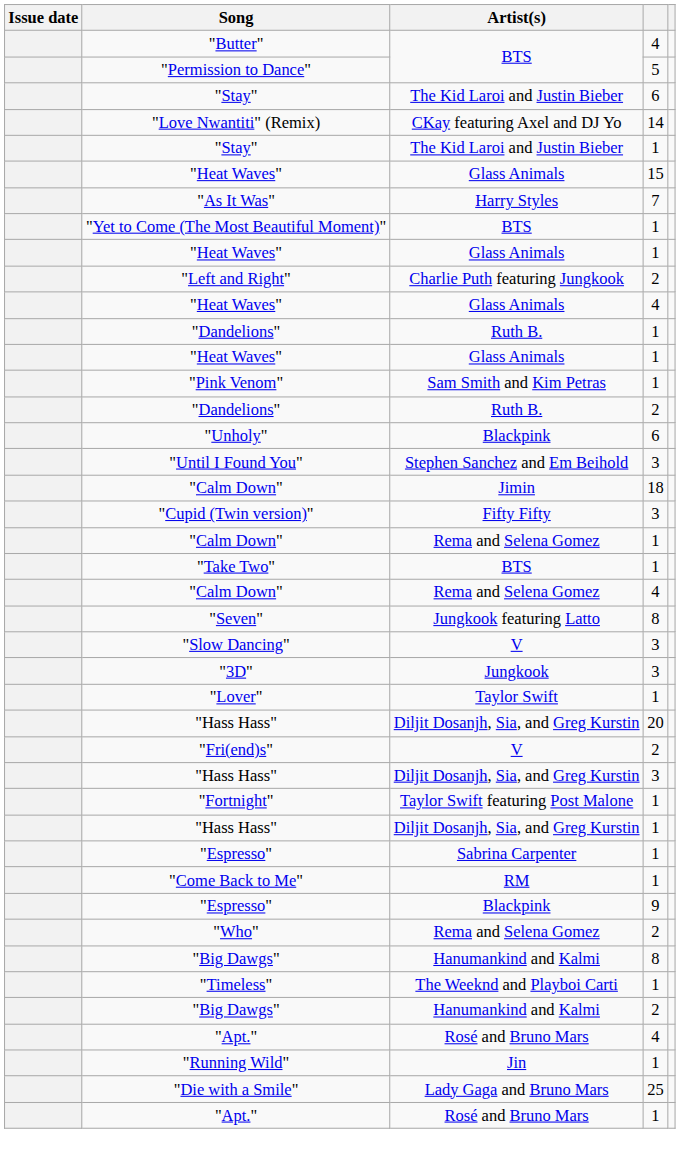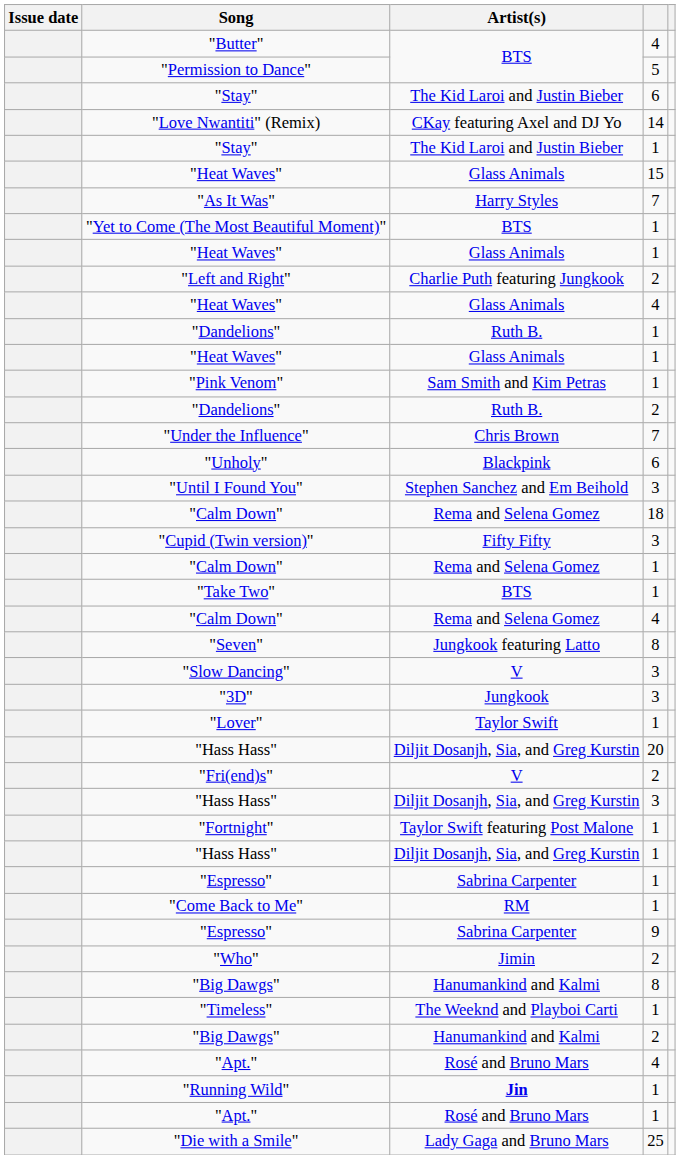+ row: (236, 435)
(517, 488) Jimin -> (517, 514) Rema and Selena Gomez
(517, 906) Blackpink -> (517, 932) Sabrina Carpenter
(517, 932) Rema and Selena Gomez -> (517, 958) Jimin
(517, 1063) normal -> (517, 1089) bold
rows swapped: (236, 1115) <-> (236, 1089)
